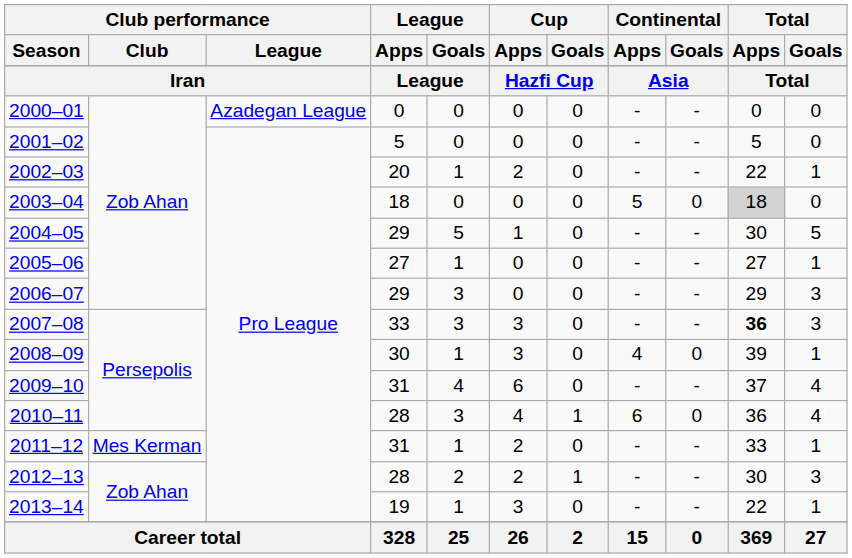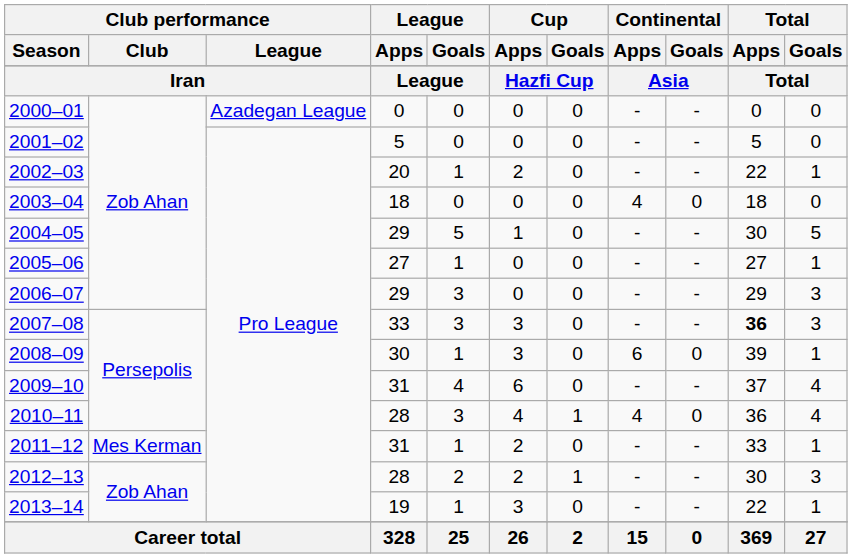(637, 202) 5 -> (637, 202) 4
(756, 202) lightgrey background -> (756, 202) no background
(637, 354) 4 -> (637, 354) 6
(637, 415) 6 -> (637, 415) 4
